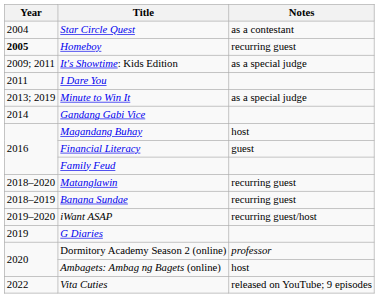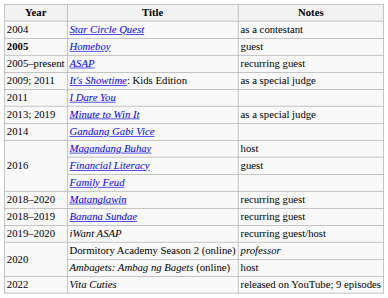(264, 47) recurring guest -> (252, 47) guest
+ row: (82, 64)
- row: (82, 234)
